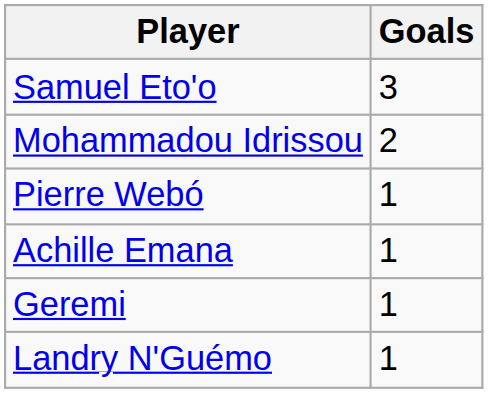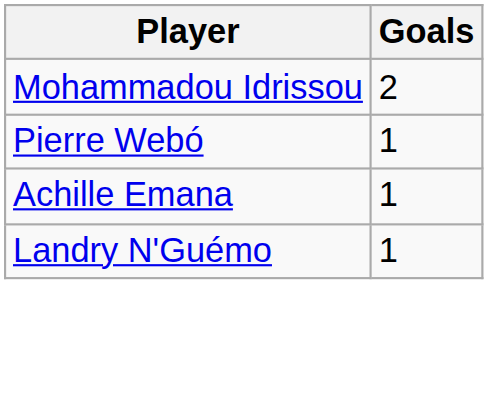- row: (115, 86)
- row: (69, 304)
